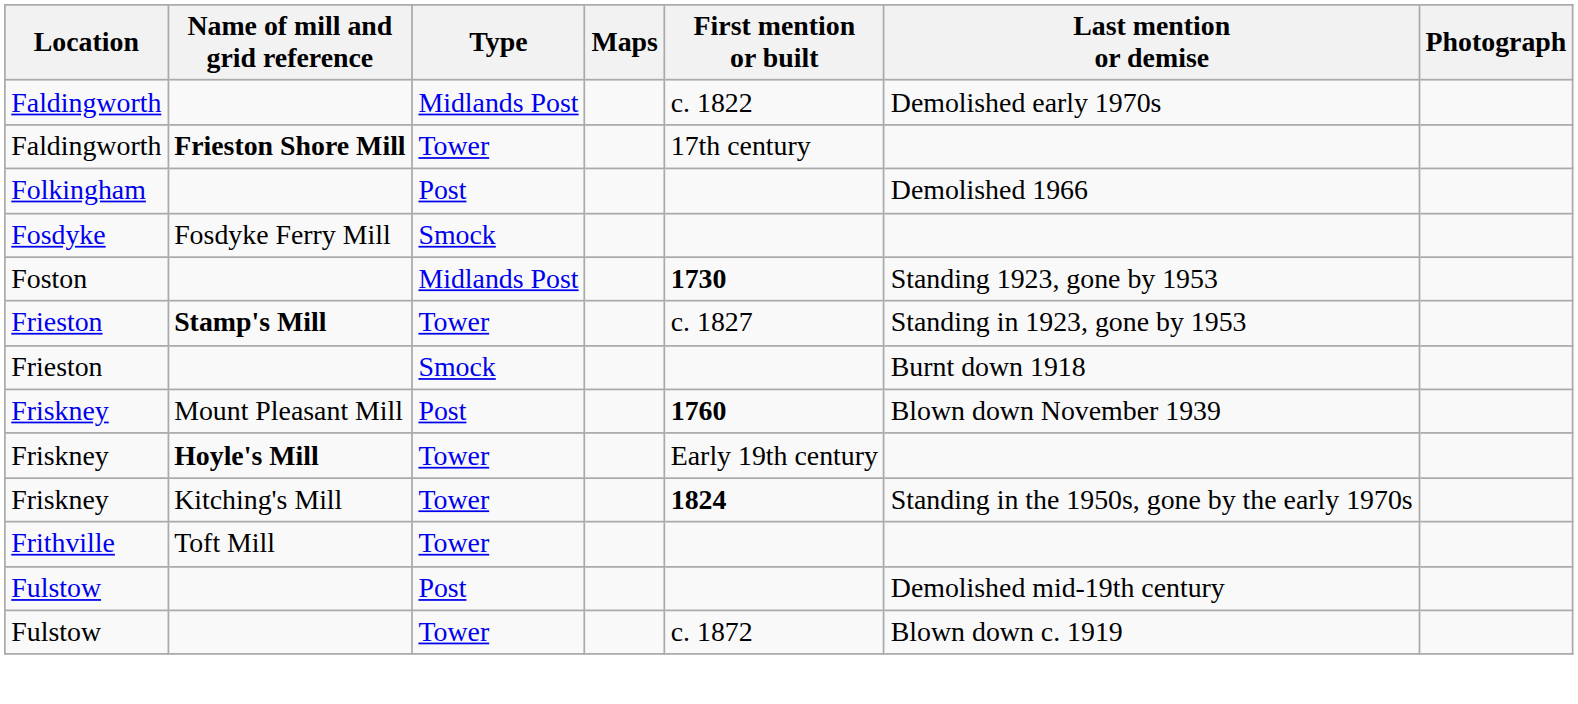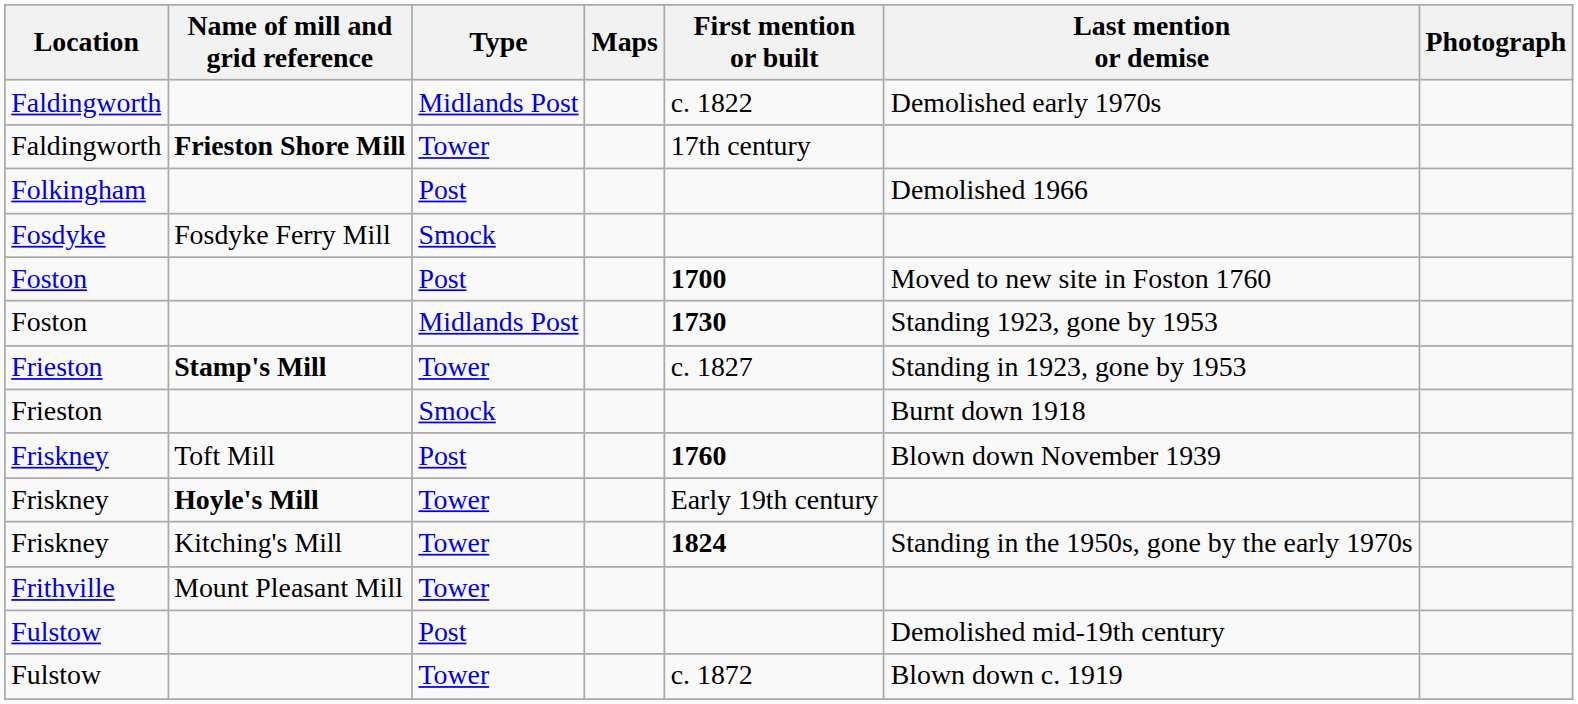+ row: (49, 278)
(289, 411) Mount Pleasant Mill -> (225, 455) Toft Mill
(225, 543) Toft Mill -> (289, 587) Mount Pleasant Mill
